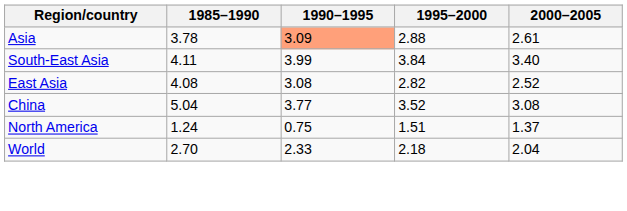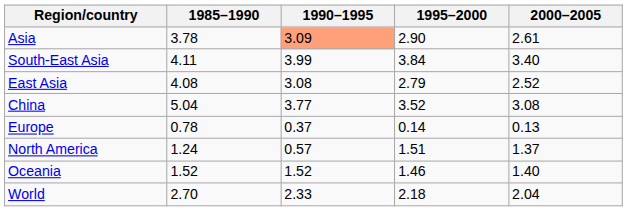(412, 38) 2.88 -> (412, 38) 2.90
(412, 83) 2.82 -> (412, 83) 2.79
+ row: (31, 127)
(298, 127) 0.75 -> (298, 150) 0.57
+ row: (34, 172)
